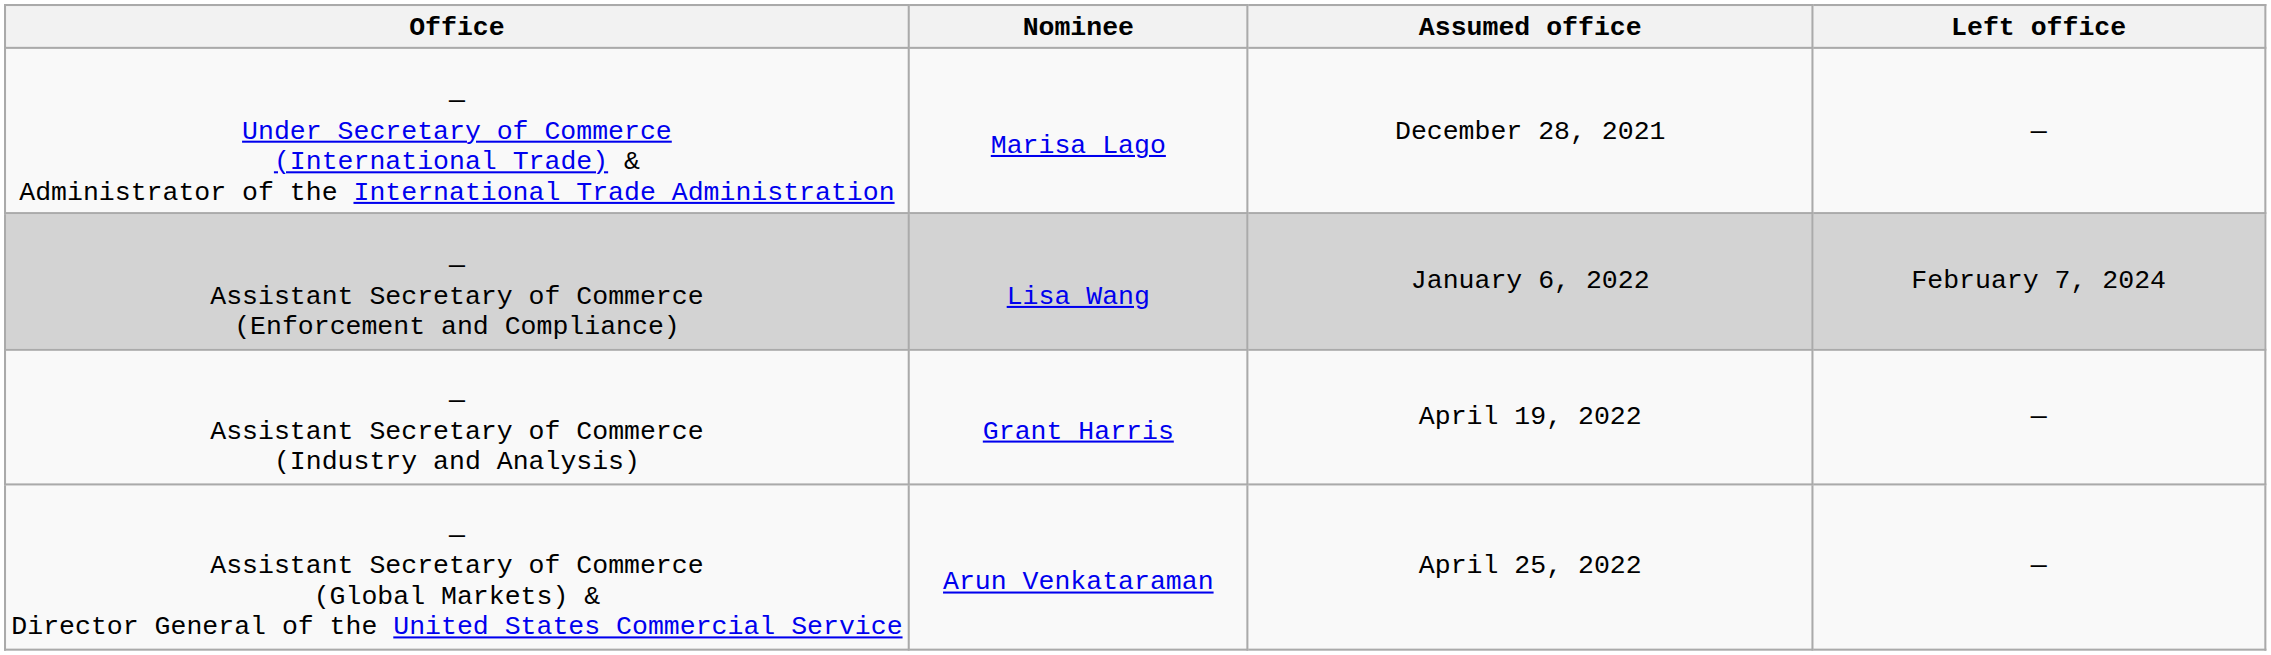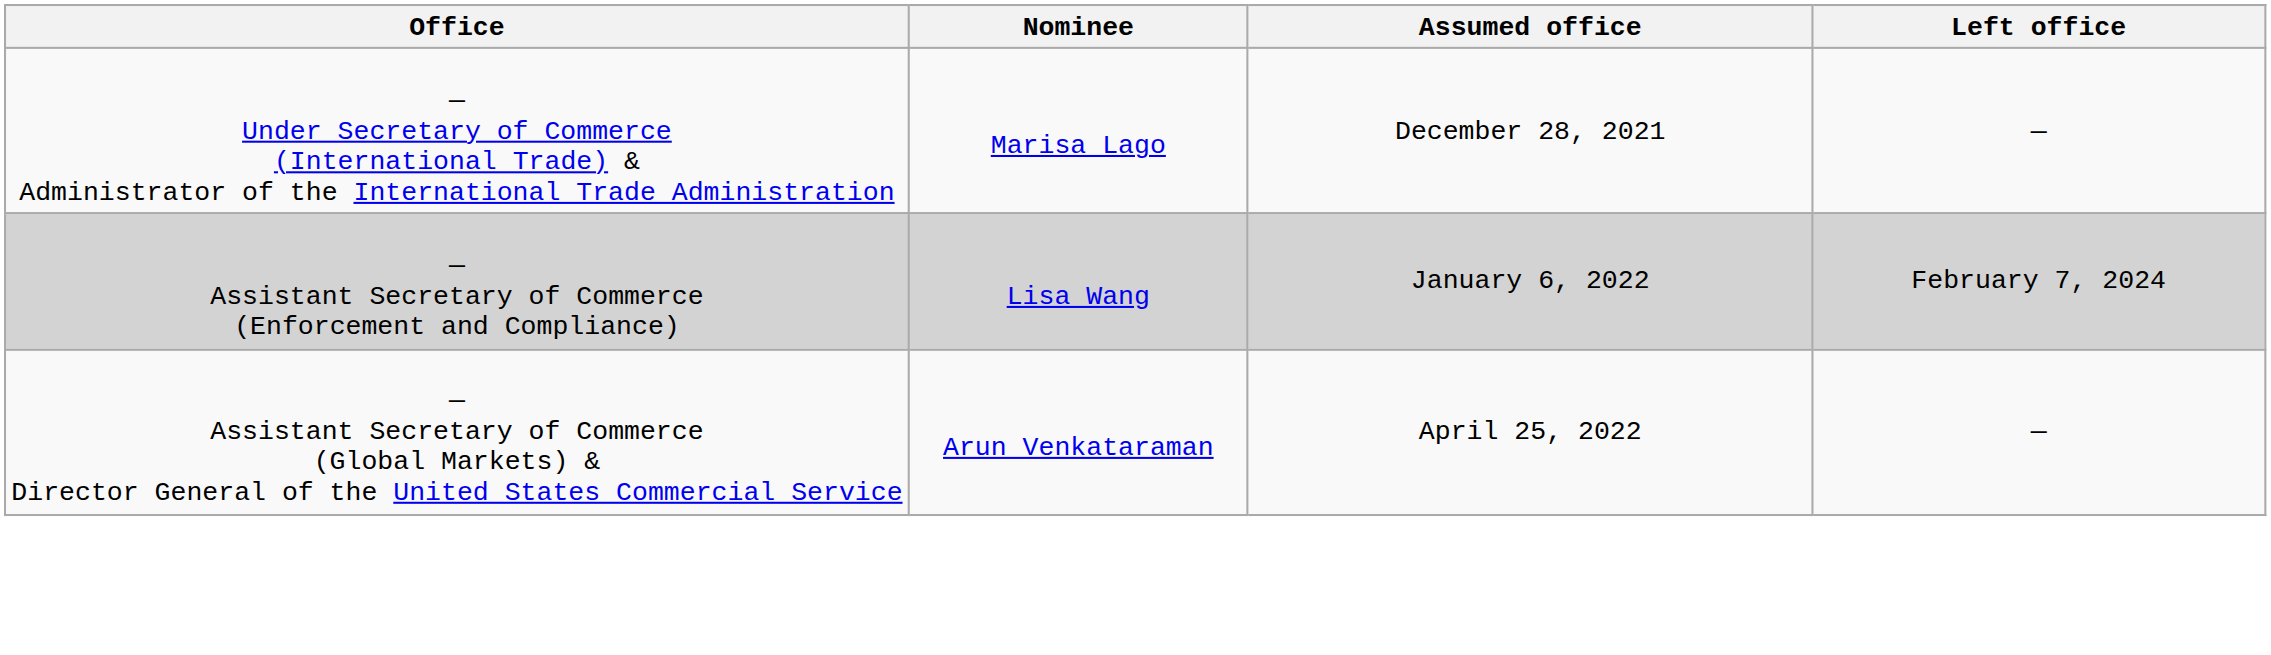- row: (457, 432)
